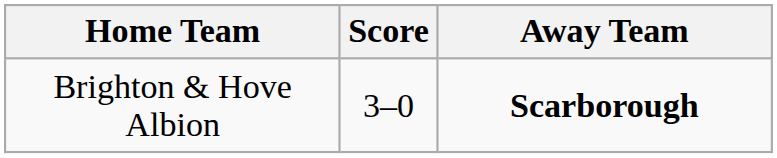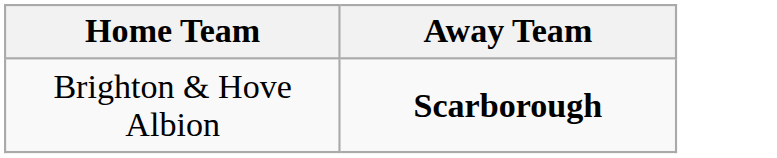- column: (389, 31)
